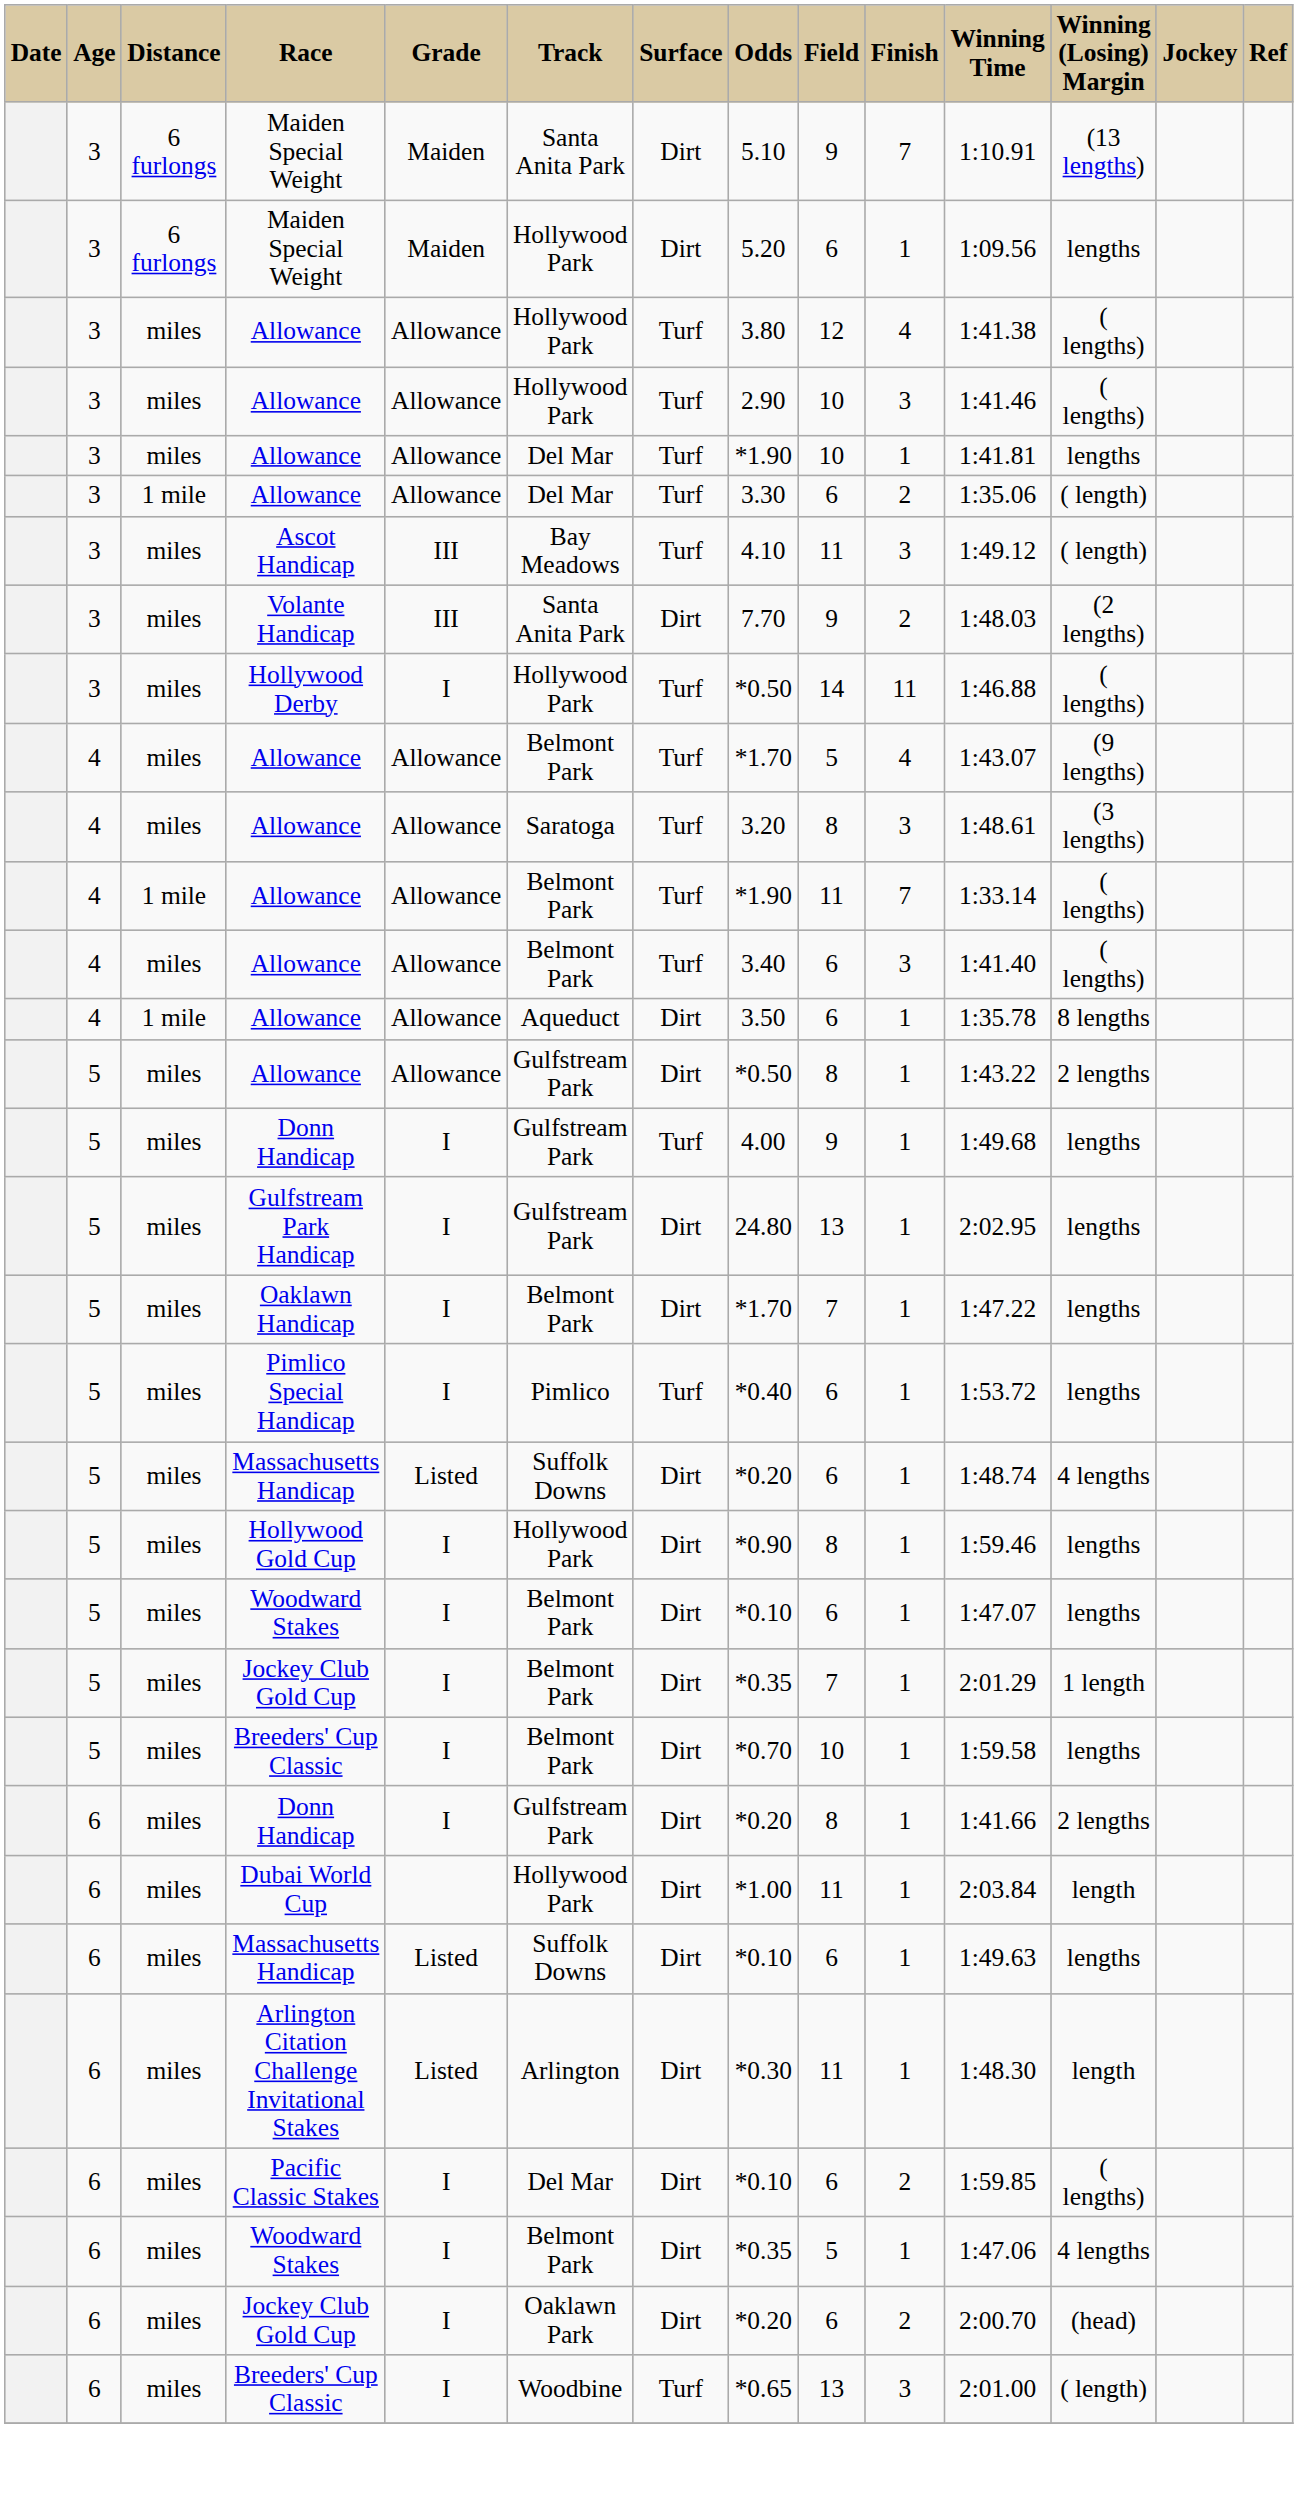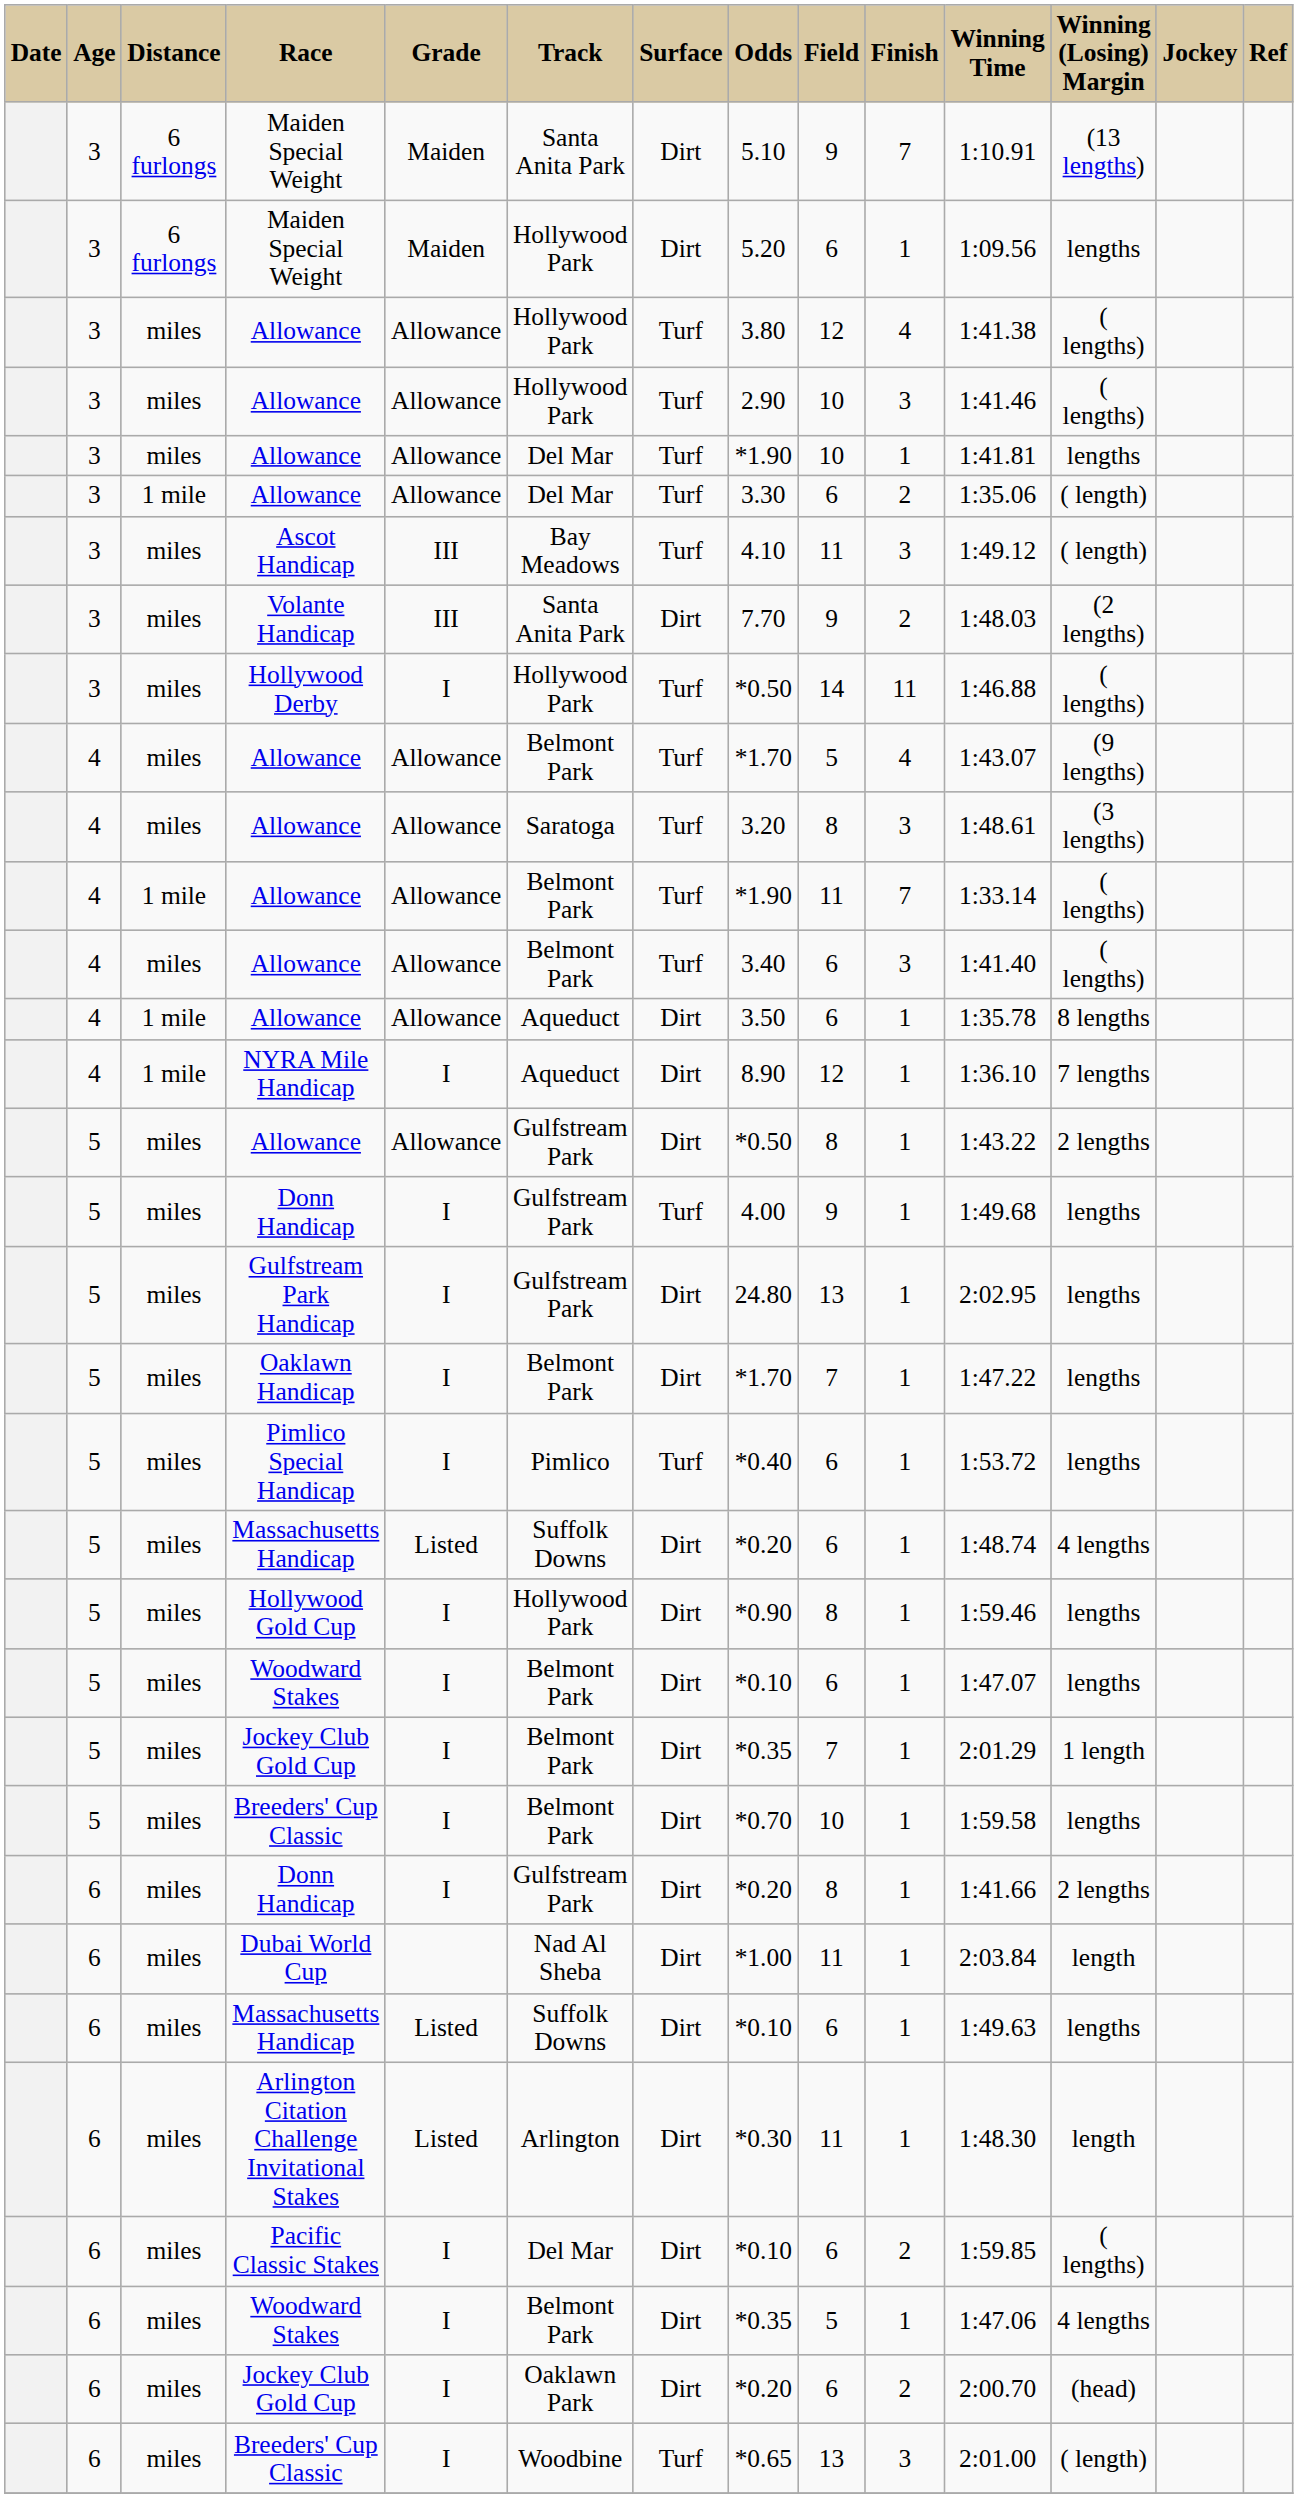+ row: (94, 1073)
(570, 1889) Hollywood Park -> (570, 1958) Nad Al Sheba
